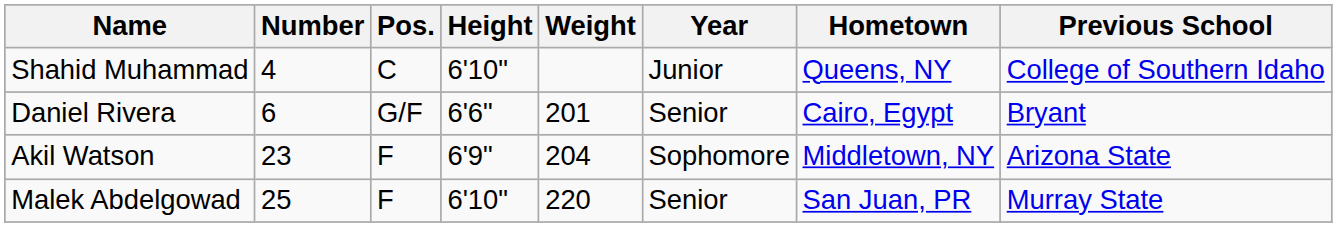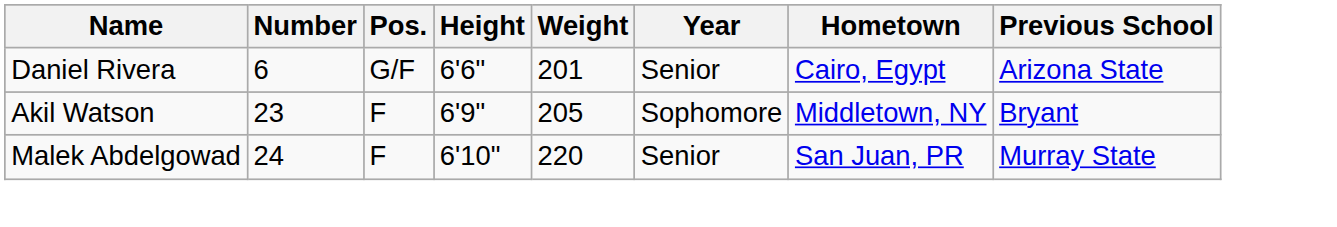- row: (130, 69)
(1046, 112) Bryant -> (1081, 69) Arizona State
(568, 156) 204 -> (560, 112) 205
(1089, 156) Arizona State -> (1039, 112) Bryant
(276, 199) 25 -> (269, 156) 24
